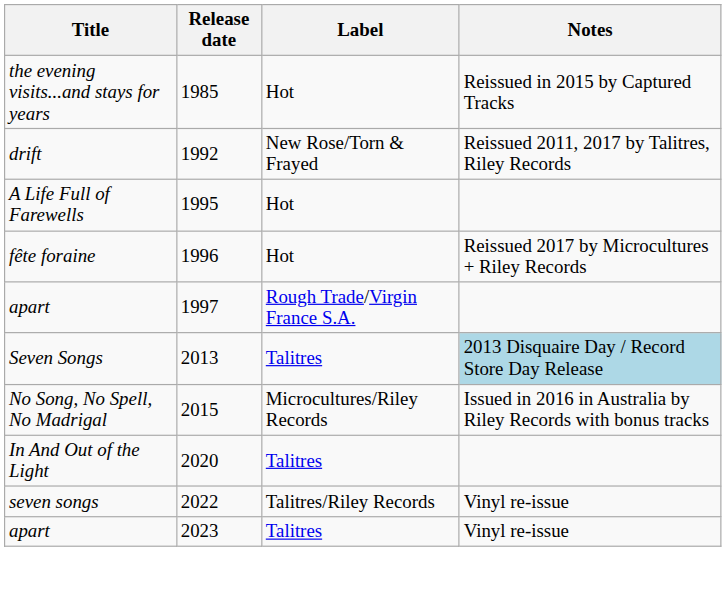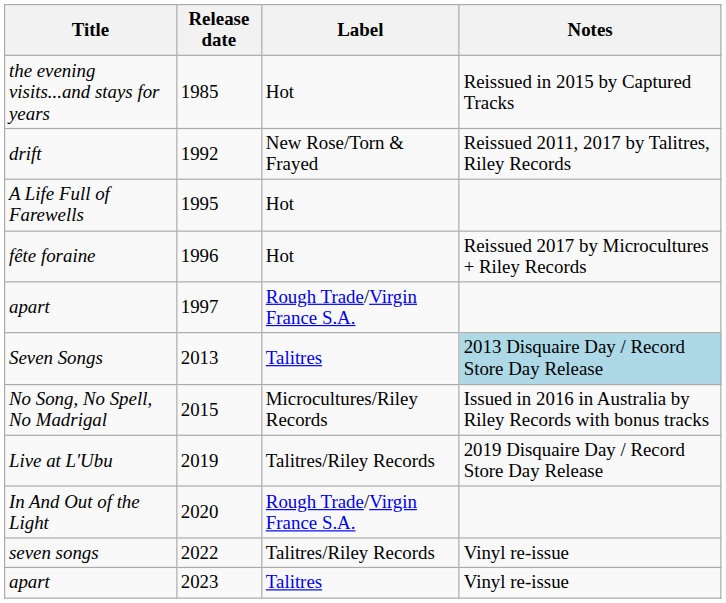+ row: (61, 460)
(294, 460) Talitres -> (341, 511) Rough Trade/Virgin France S.A.
